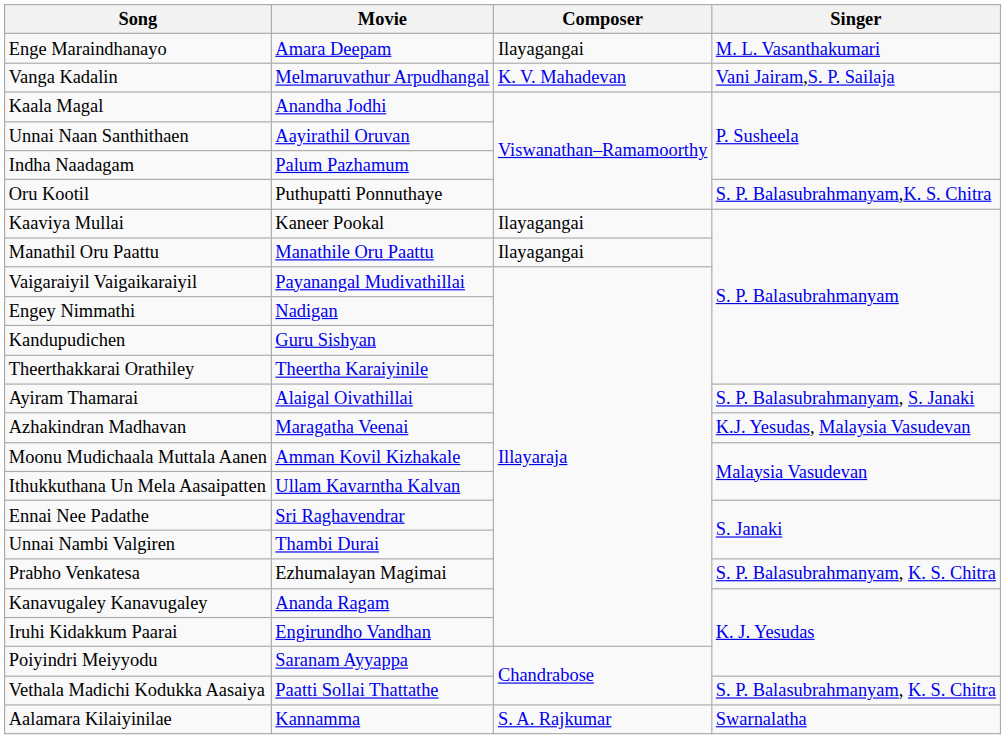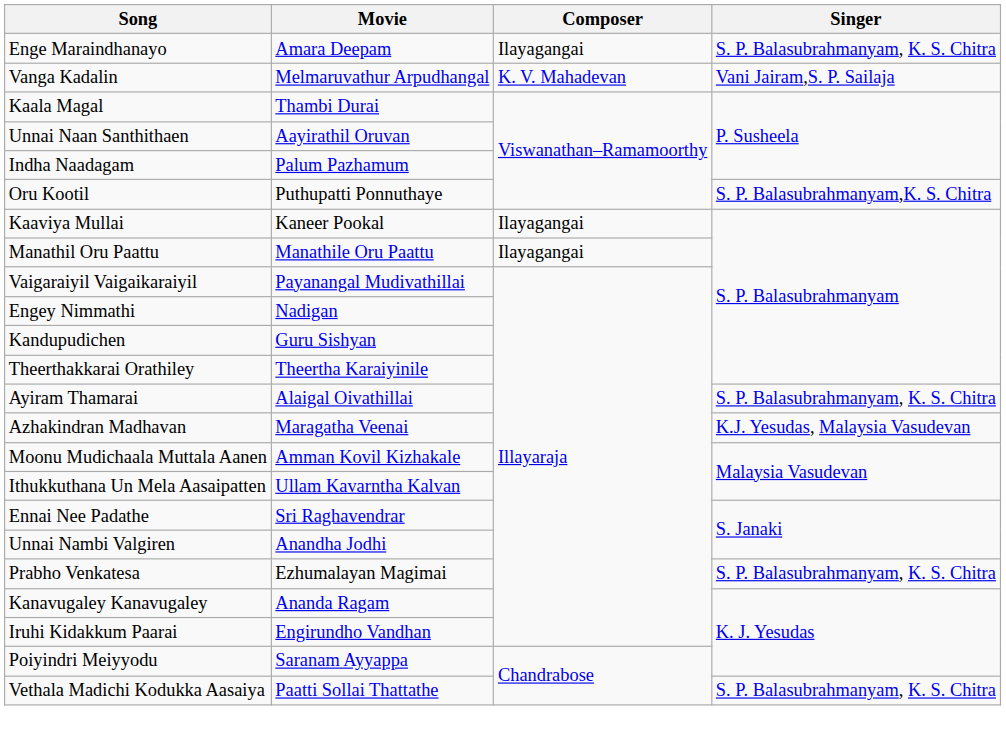(798, 48) M. L. Vasanthakumari -> (856, 48) S. P. Balasubrahmanyam, K. S. Chitra
(331, 106) Anandha Jodhi -> (327, 106) Thambi Durai
(845, 398) S. P. Balasubrahmanyam, S. Janaki -> (856, 398) S. P. Balasubrahmanyam, K. S. Chitra
(327, 544) Thambi Durai -> (331, 544) Anandha Jodhi
- row: (90, 719)
